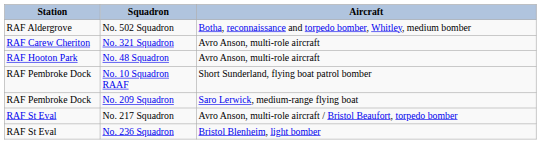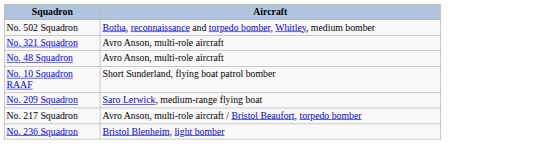- column: (52, 12)
